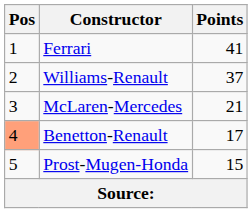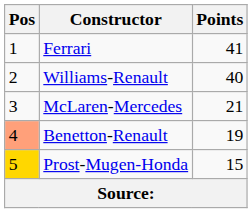(235, 77) 37 -> (235, 77) 40
(235, 135) 17 -> (235, 135) 19
(13, 164) no background -> (13, 164) gold background
